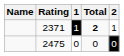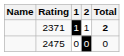columns swapped: (114, 12) <-> (95, 12)
